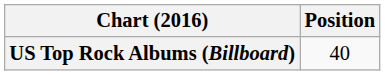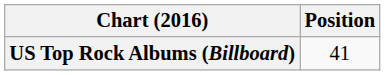(340, 53) 40 -> (340, 53) 41
